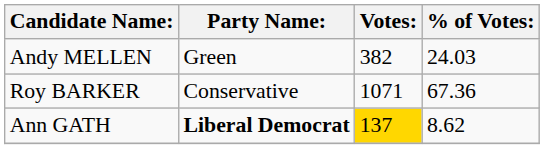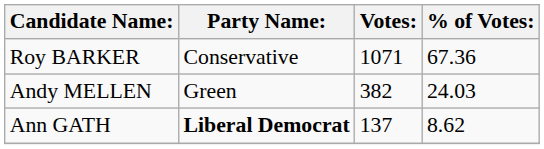rows swapped: (75, 90) <-> (81, 56)
(376, 125) gold background -> (376, 125) no background
